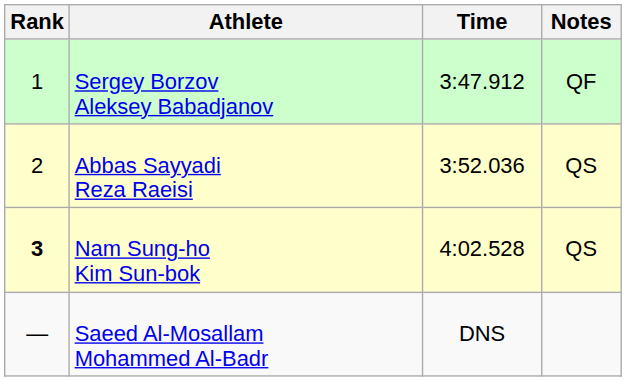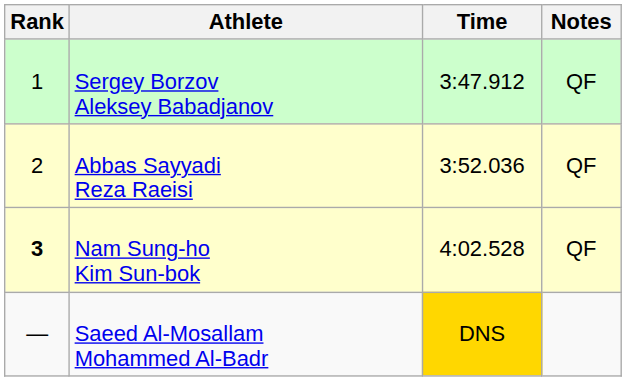(581, 165) QS -> (581, 165) QF
(581, 249) QS -> (581, 249) QF
(482, 333) no background -> (482, 333) gold background
